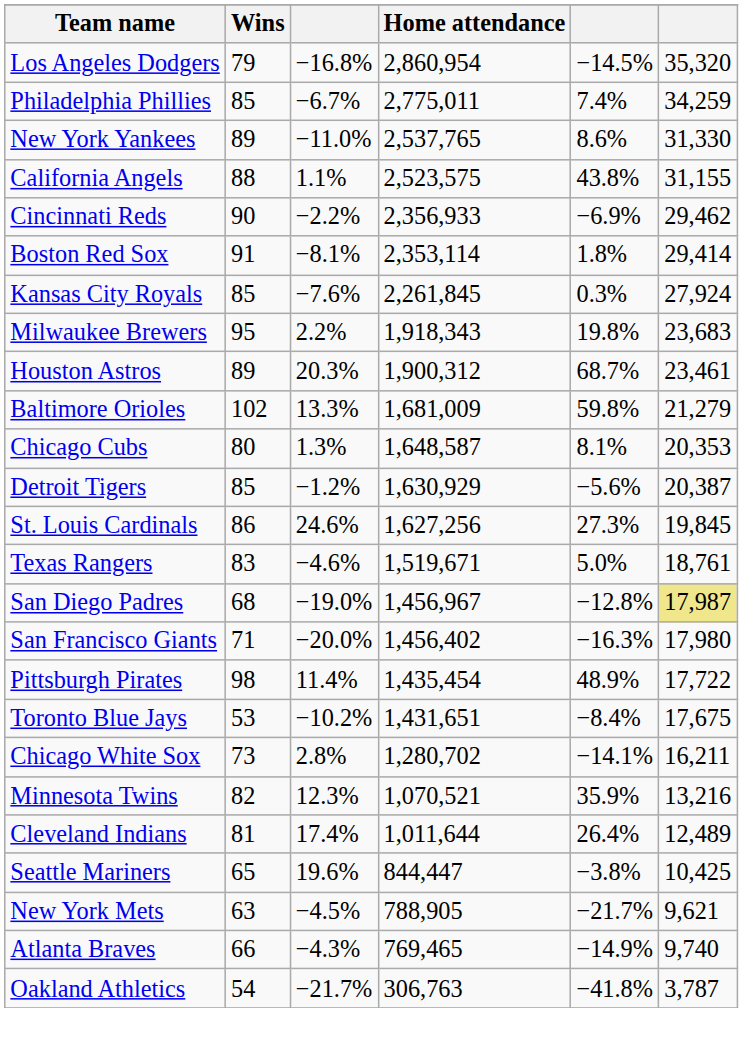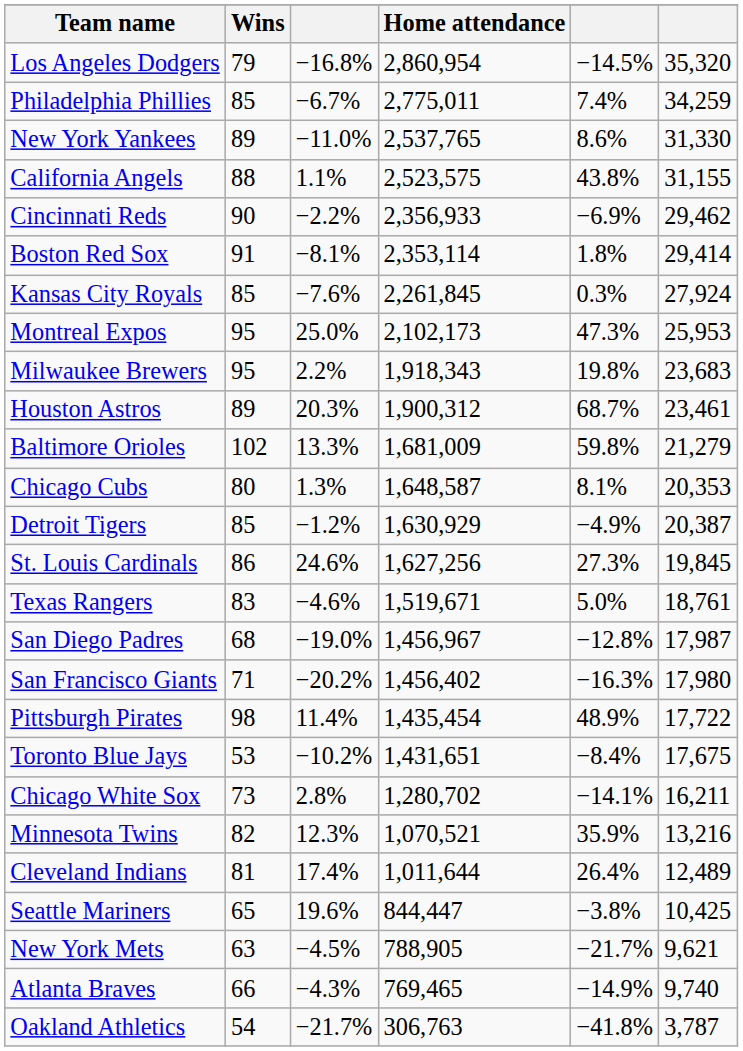+ row: (88, 332)
(609, 486) −5.6% -> (609, 525) −4.9%
(698, 602) khaki background -> (698, 640) no background
(334, 640) −20.0% -> (334, 679) −20.2%
